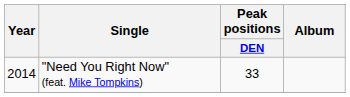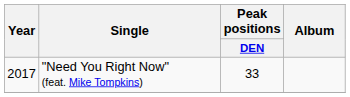(22, 74) 2014 -> (22, 74) 2017
